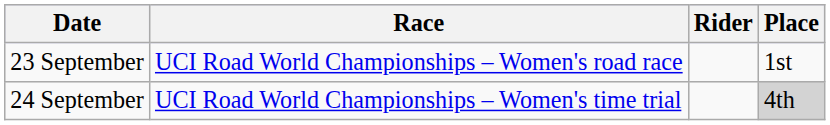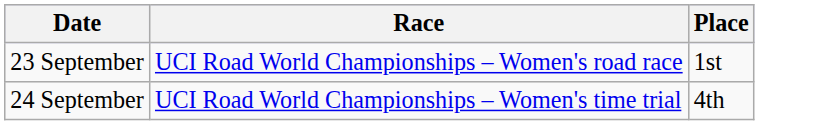- column: (723, 23)
(779, 100) lightgrey background -> (709, 100) no background
